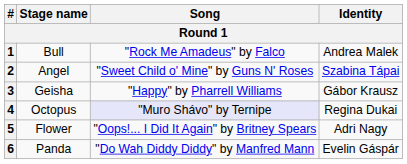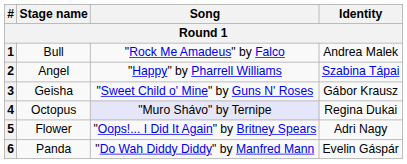(205, 71) "Sweet Child o' Mine" by Guns N' Roses -> (205, 71) "Happy" by Pharrell Williams
(205, 91) "Happy" by Pharrell Williams -> (205, 91) "Sweet Child o' Mine" by Guns N' Roses
